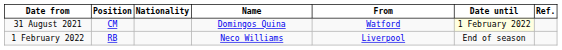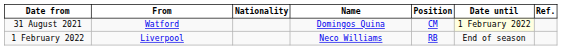columns swapped: (112, 11) <-> (383, 11)
